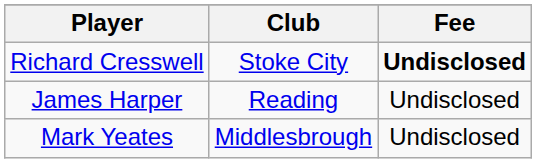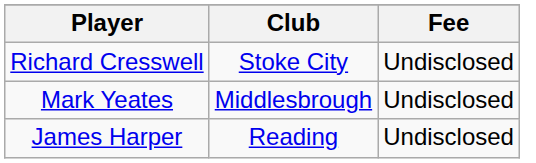(455, 61) bold -> (449, 61) normal
rows swapped: (107, 137) <-> (107, 99)
